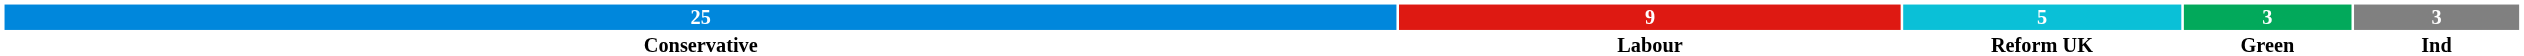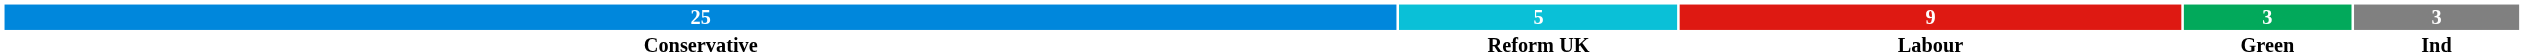columns swapped: (1650, 17) <-> (2042, 17)
